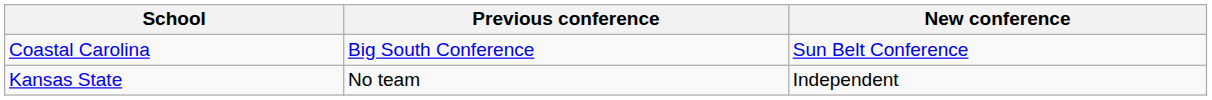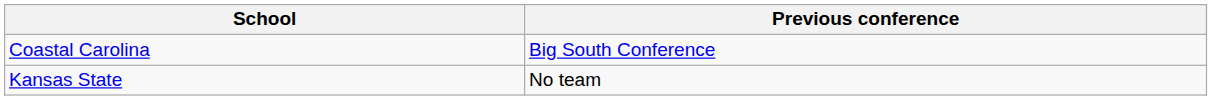- column: (998, 19)
